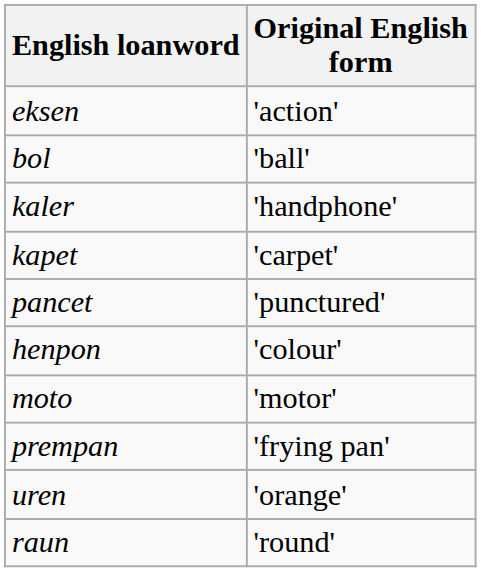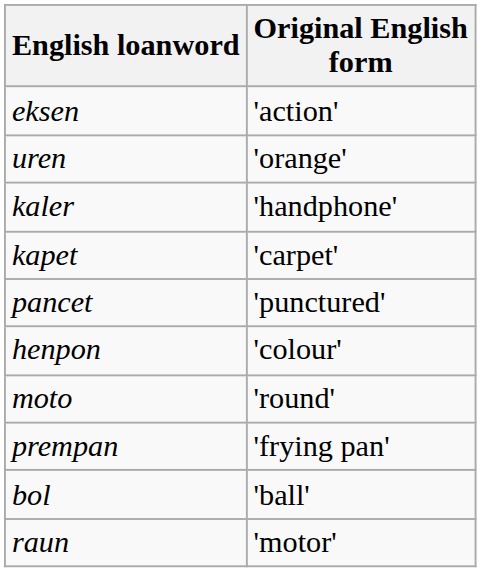rows swapped: (31, 158) <-> (39, 494)
(295, 398) 'motor' -> (294, 398) 'round'
(294, 542) 'round' -> (295, 542) 'motor'
